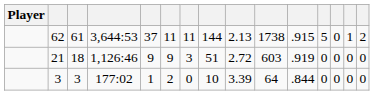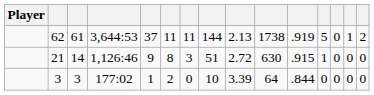(303, 36) .915 -> (303, 36) .919
(77, 57) 18 -> (77, 57) 14
(170, 57) 9 -> (170, 57) 8
(271, 57) 603 -> (271, 57) 630
(303, 57) .919 -> (303, 57) .915
(324, 57) 0 -> (324, 57) 1
